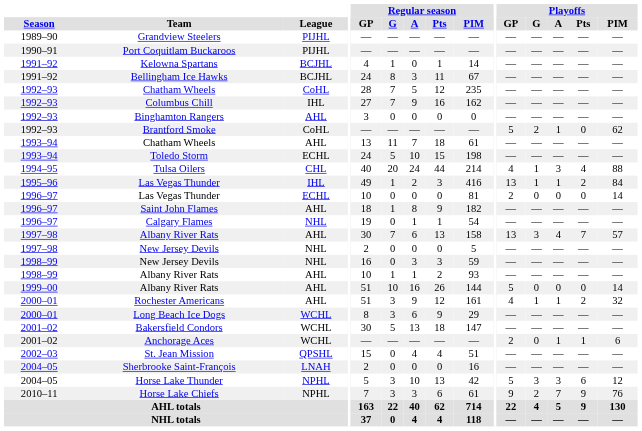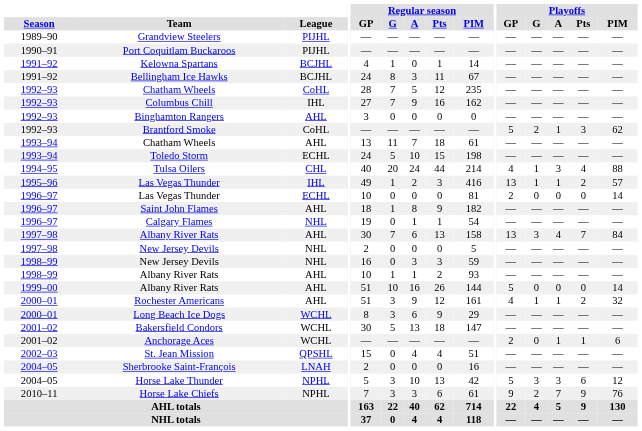(583, 129) 0 -> (583, 129) 3
(618, 182) 84 -> (618, 182) 57
(618, 235) 57 -> (618, 235) 84
